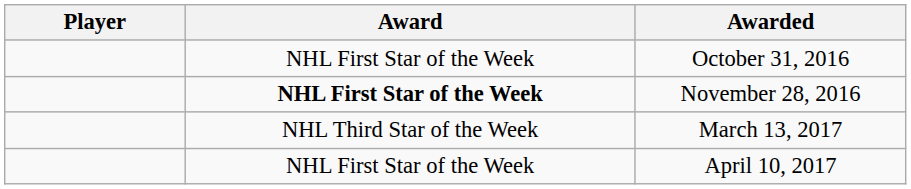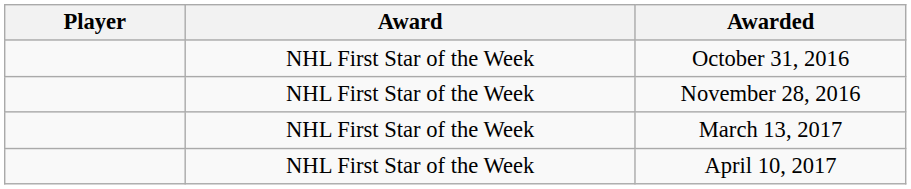(410, 93) bold -> (410, 93) normal
(410, 129) NHL Third Star of the Week -> (410, 129) NHL First Star of the Week
